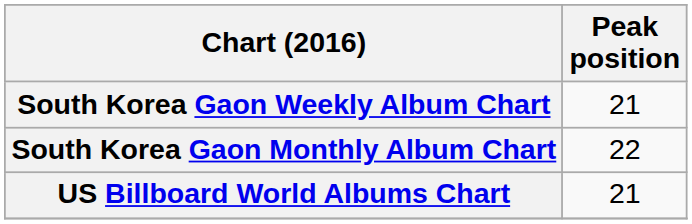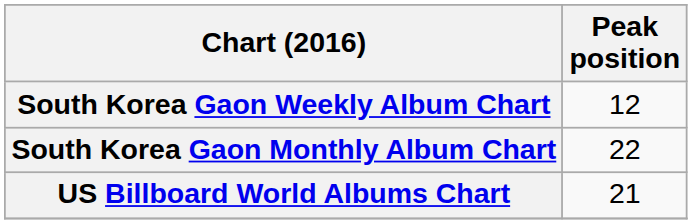(625, 104) 21 -> (625, 104) 12
